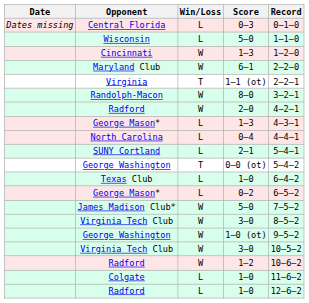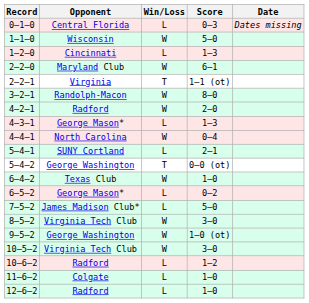columns swapped: (40, 11) <-> (286, 11)
(201, 39) L -> (164, 39) W
(201, 53) W -> (164, 53) L
(201, 137) L -> (164, 137) W
(201, 179) L -> (164, 179) W
(201, 207) W -> (164, 207) L
(201, 263) W -> (164, 263) L
